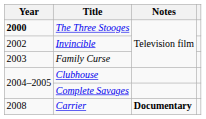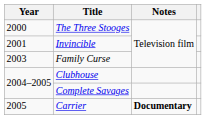(17, 28) bold -> (17, 28) normal
(17, 43) 2002 -> (17, 43) 2001
(17, 106) 2008 -> (17, 106) 2005
